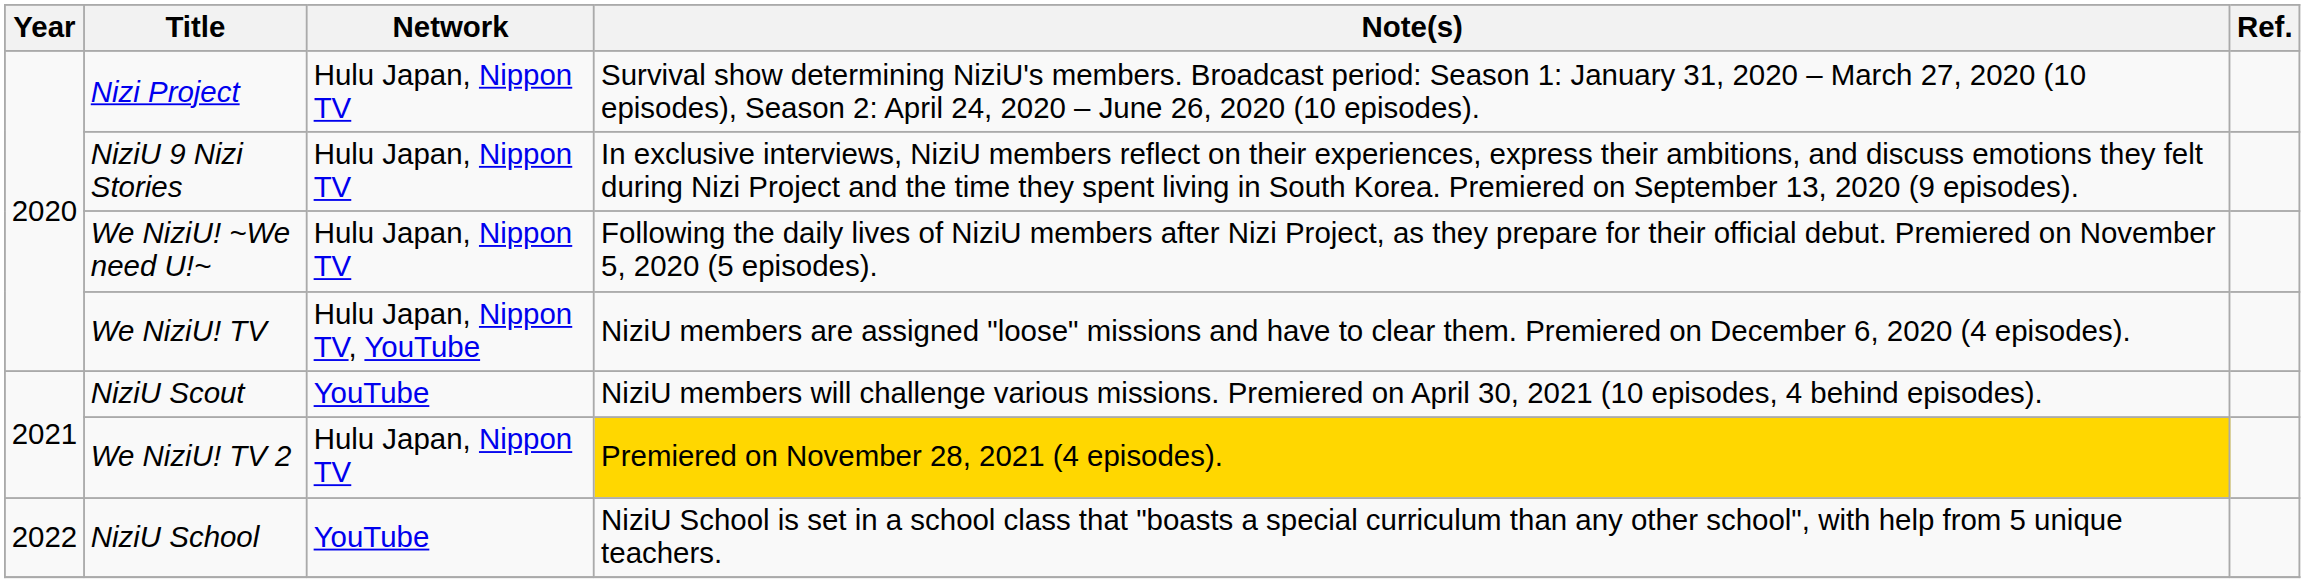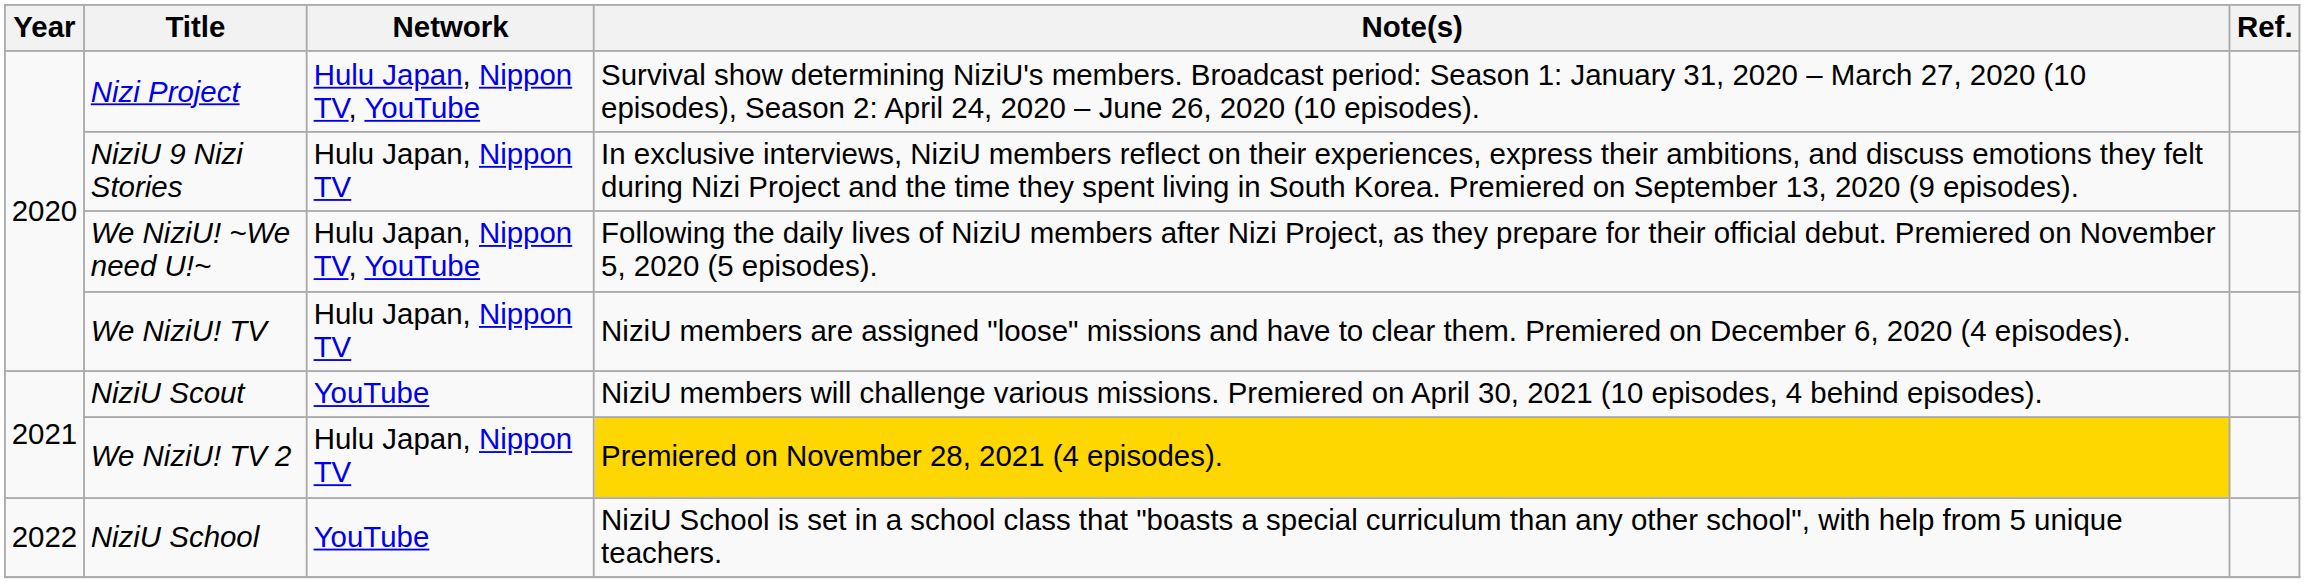(443, 91) Hulu Japan, Nippon TV -> (443, 91) Hulu Japan, Nippon TV, YouTube
(443, 250) Hulu Japan, Nippon TV -> (443, 250) Hulu Japan, Nippon TV, YouTube
(443, 330) Hulu Japan, Nippon TV, YouTube -> (443, 330) Hulu Japan, Nippon TV
